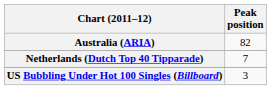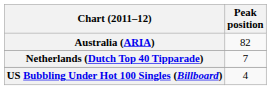(245, 76) 3 -> (245, 76) 4
